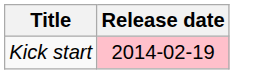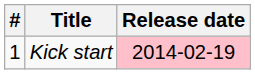+ column: (15, 20)
